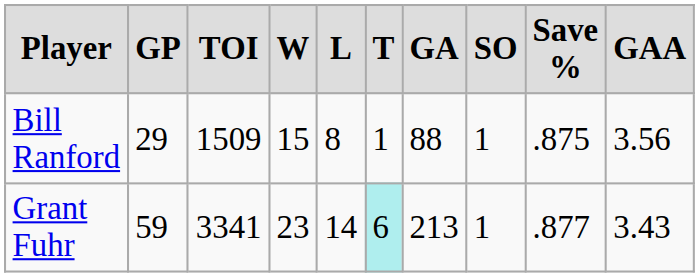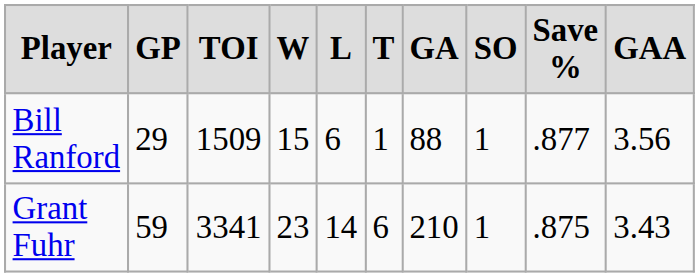(333, 137) 8 -> (333, 137) 6
(561, 137) .875 -> (561, 137) .877
(381, 226) paleturquoise background -> (381, 226) no background
(434, 226) 213 -> (434, 226) 210
(561, 226) .877 -> (561, 226) .875
